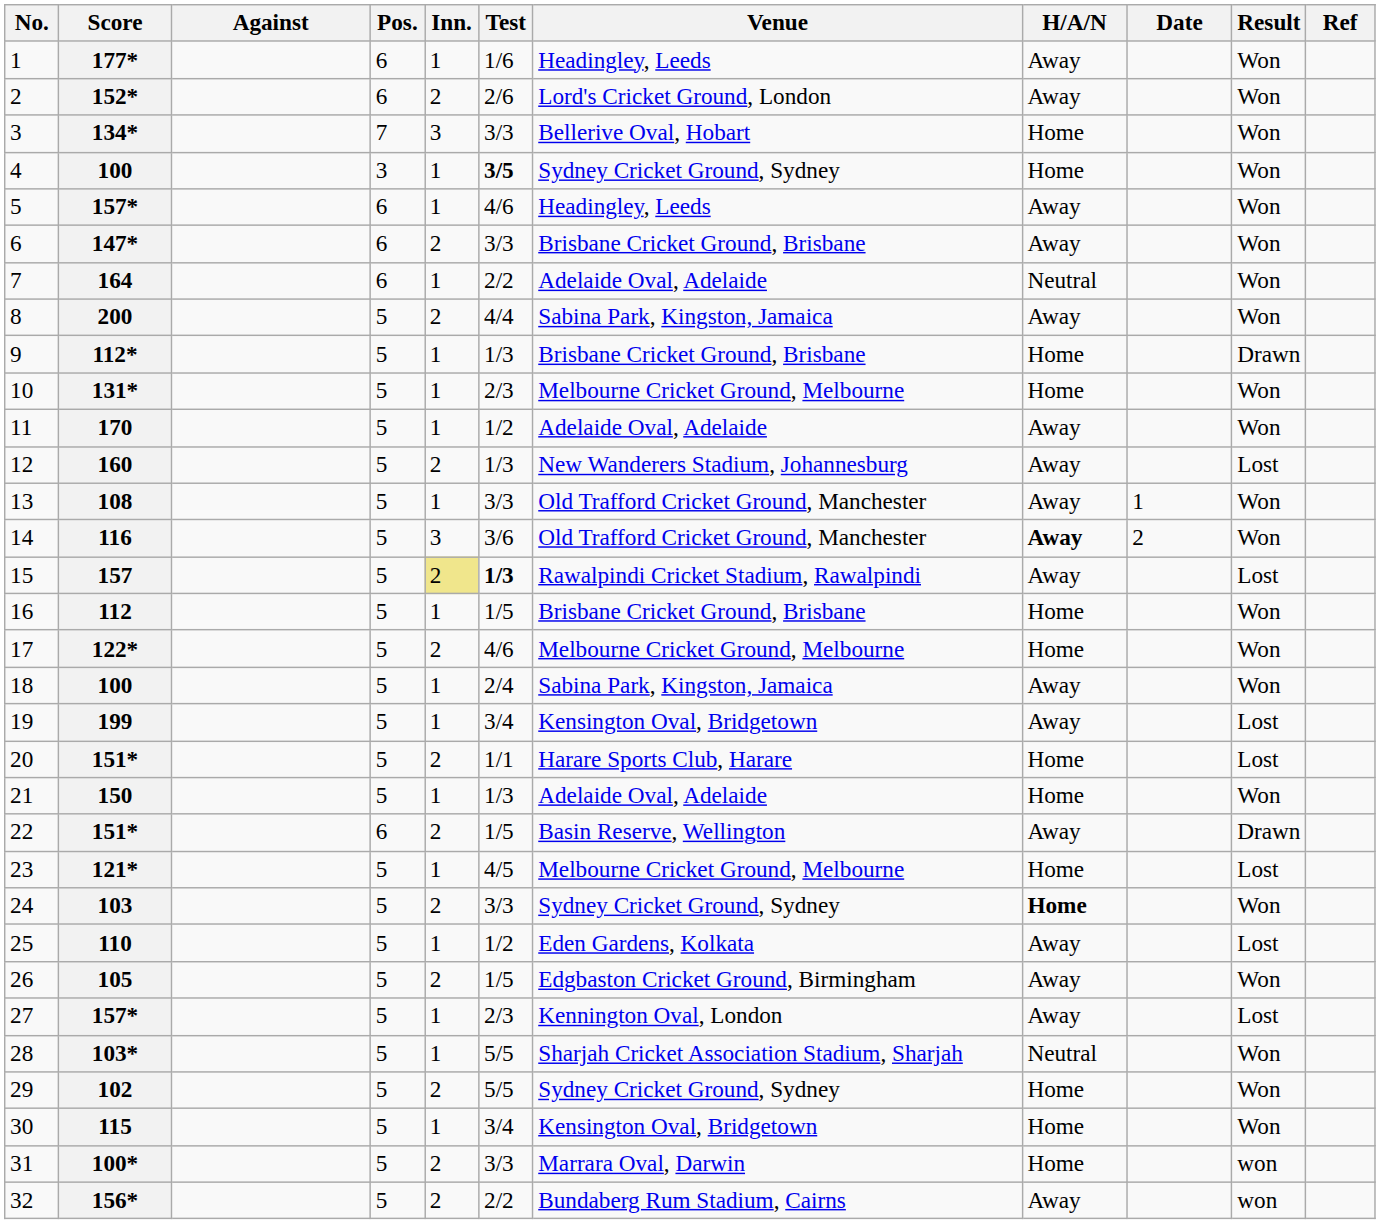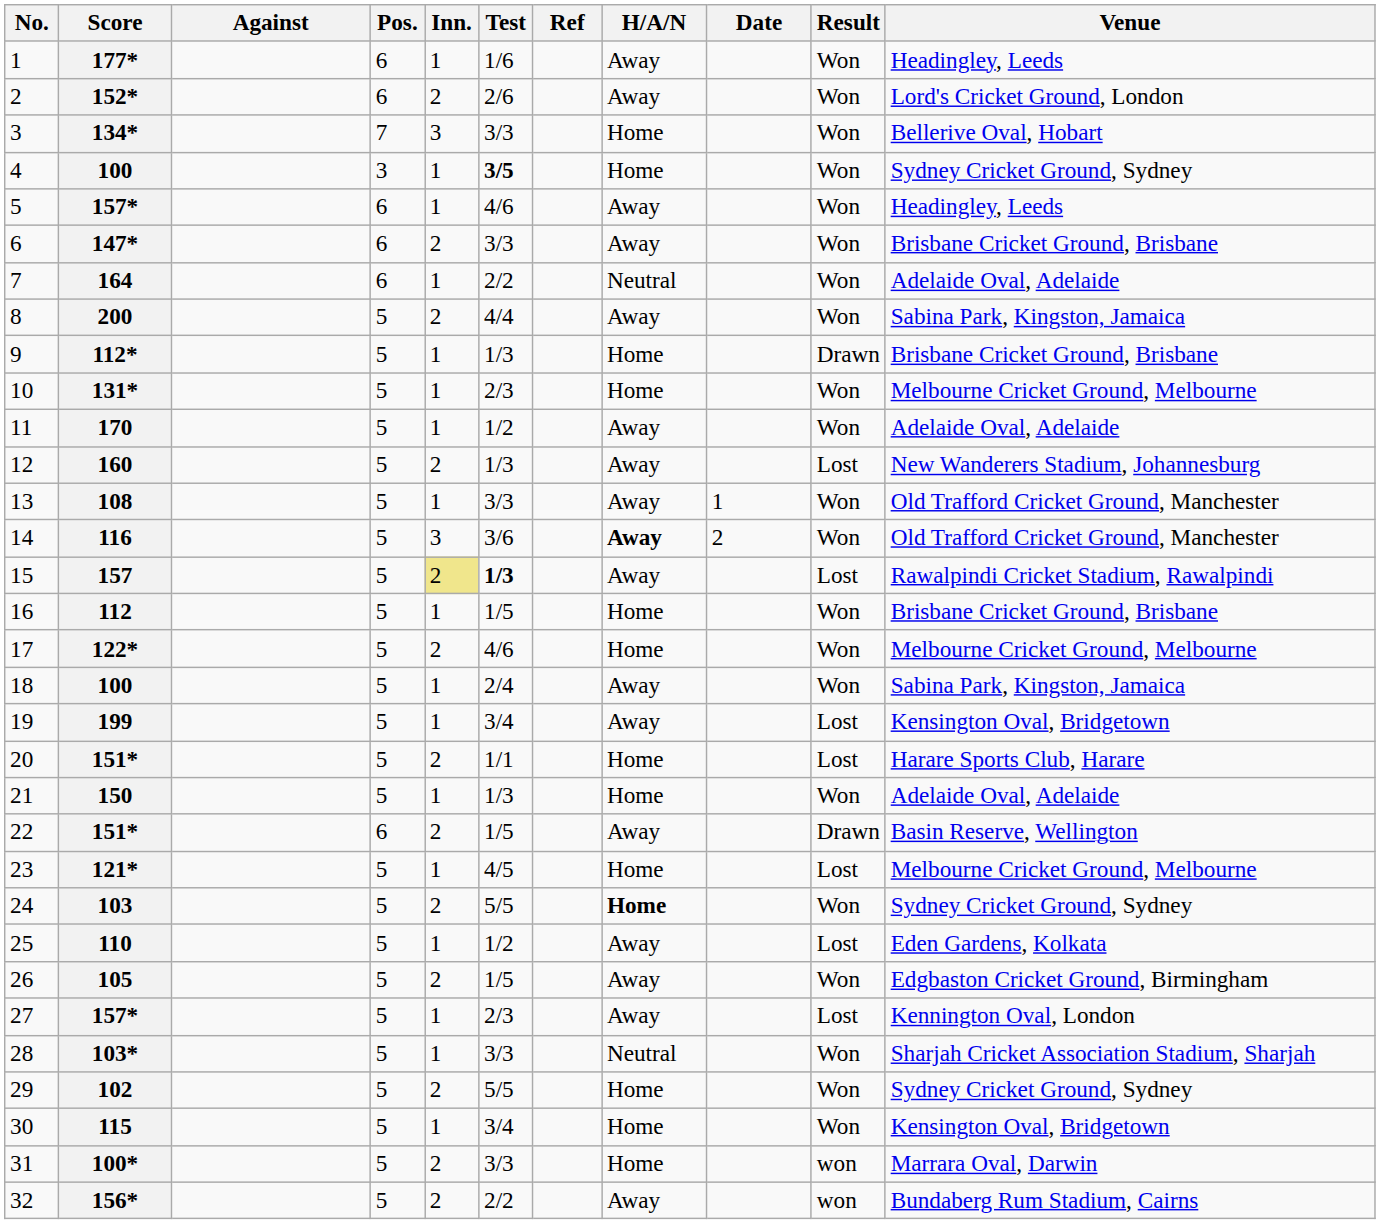columns swapped: (777, 22) <-> (1340, 22)
(499, 905) 3/3 -> (499, 905) 5/5
(499, 1053) 5/5 -> (499, 1053) 3/3
